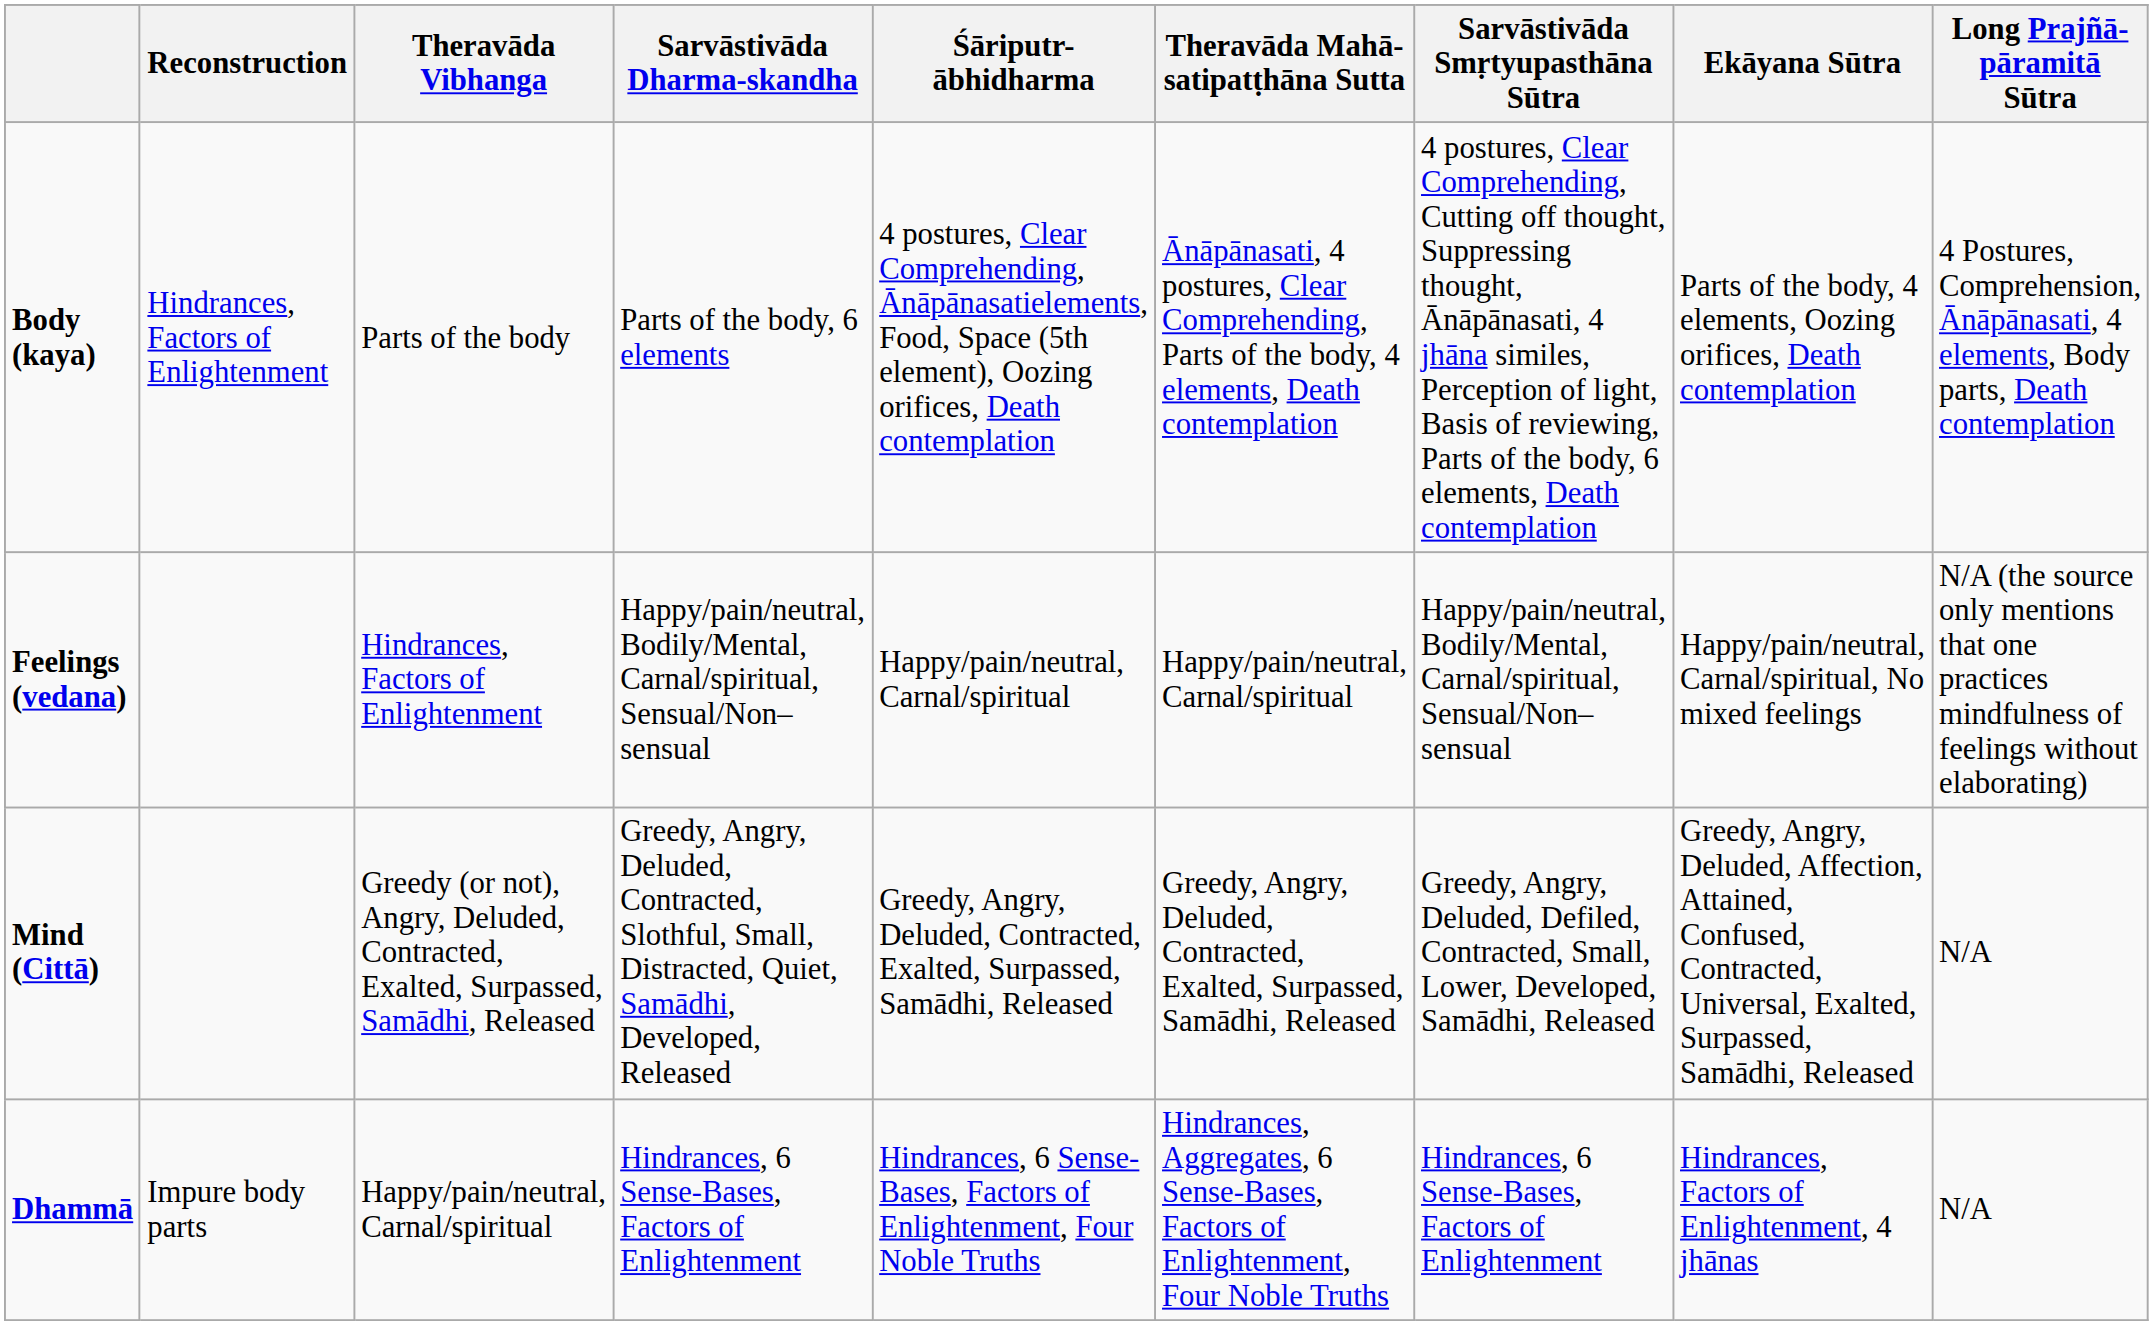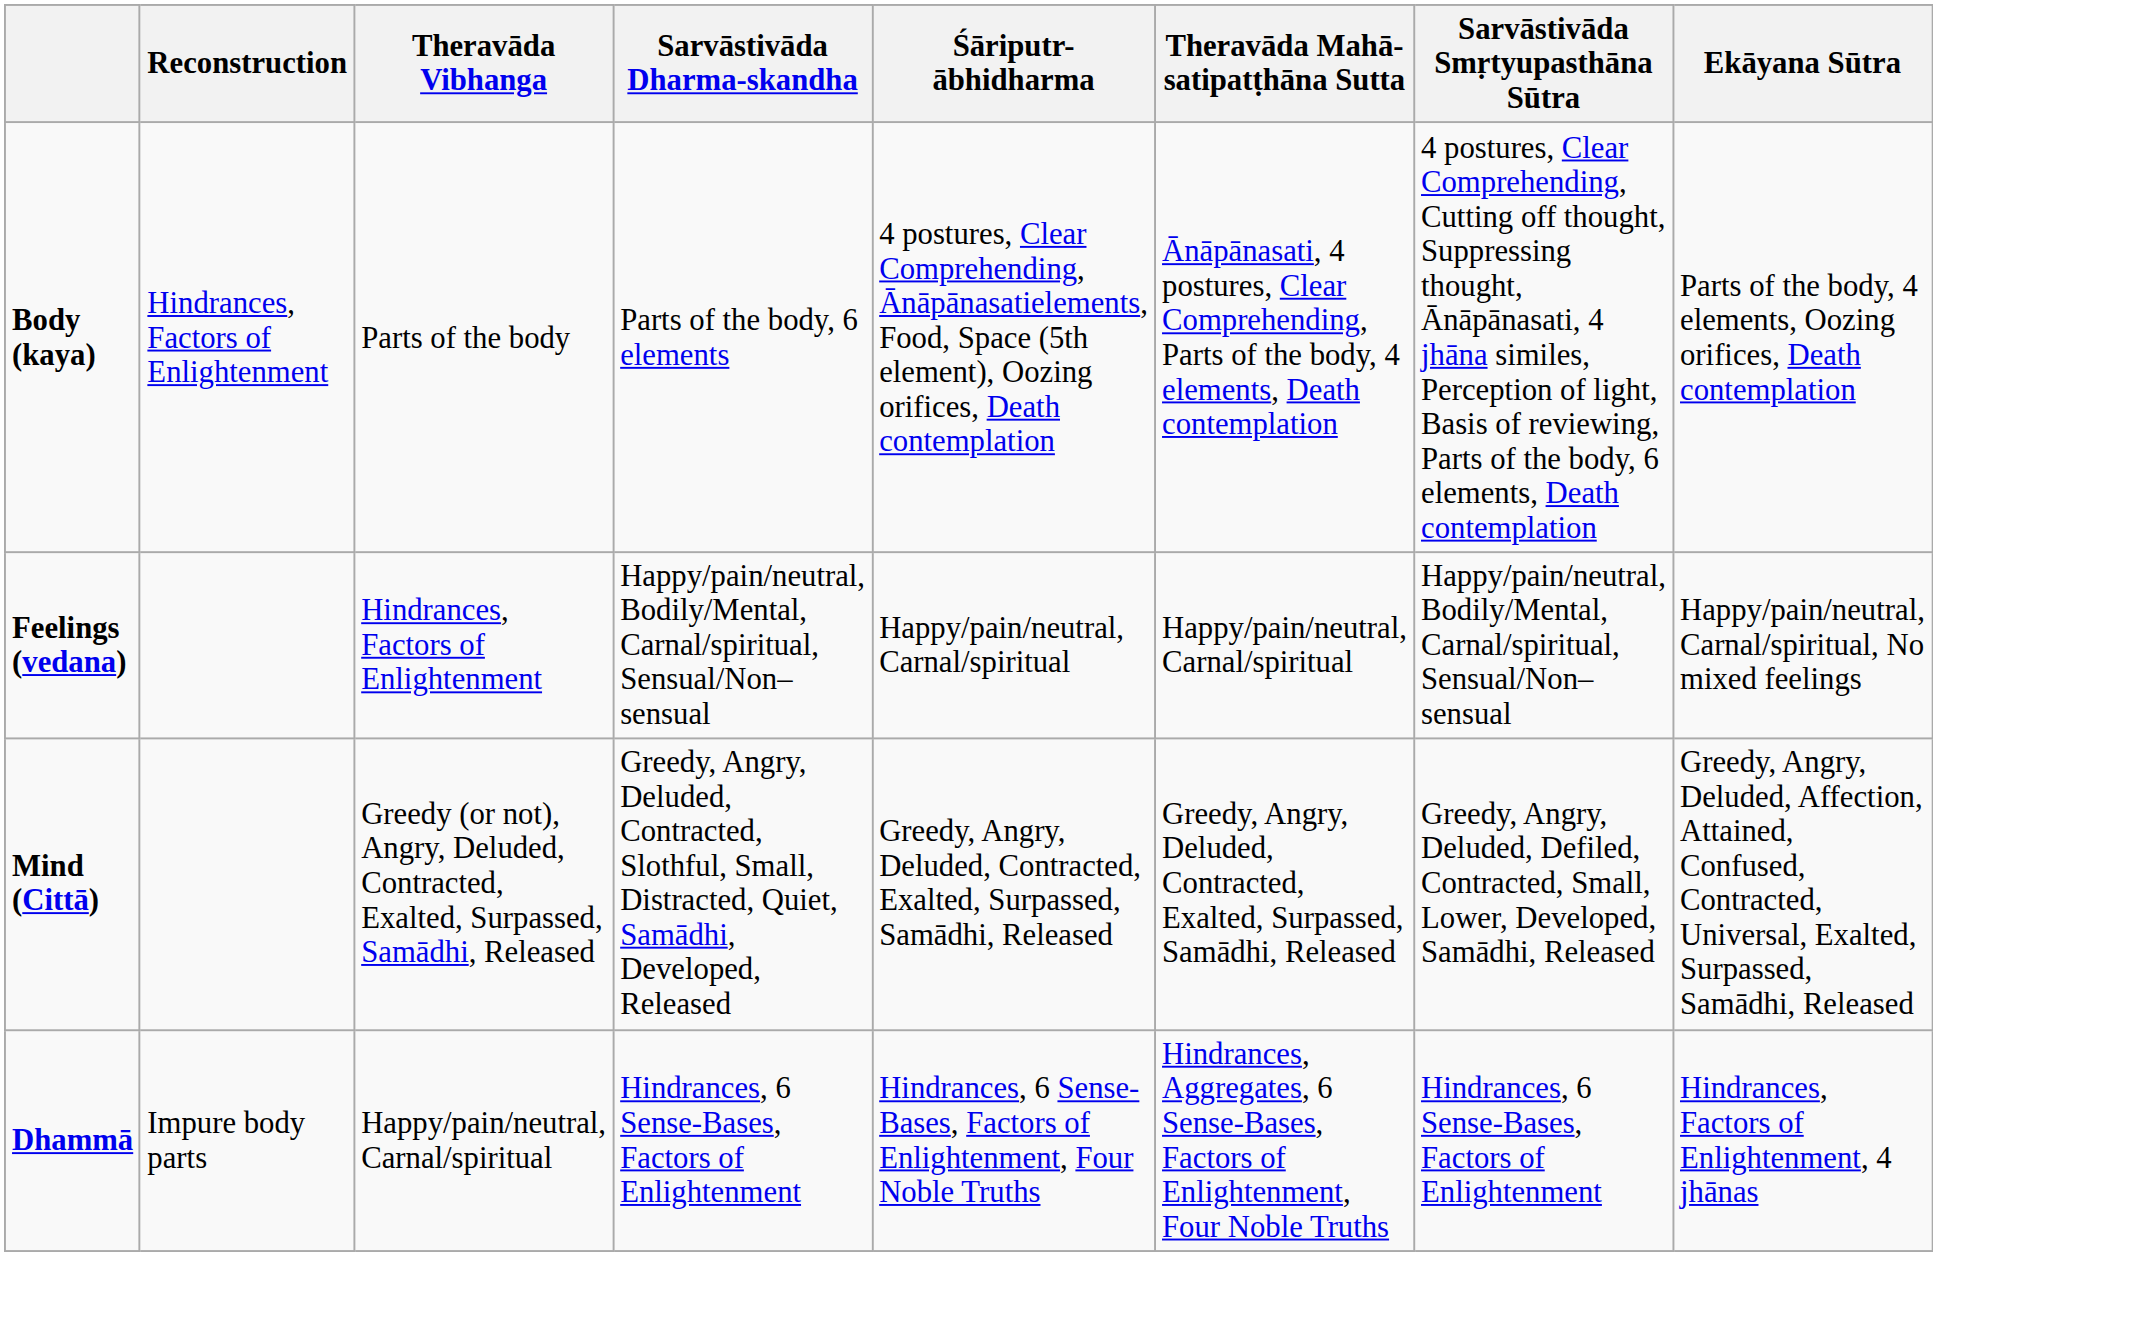- column: (2040, 63)
